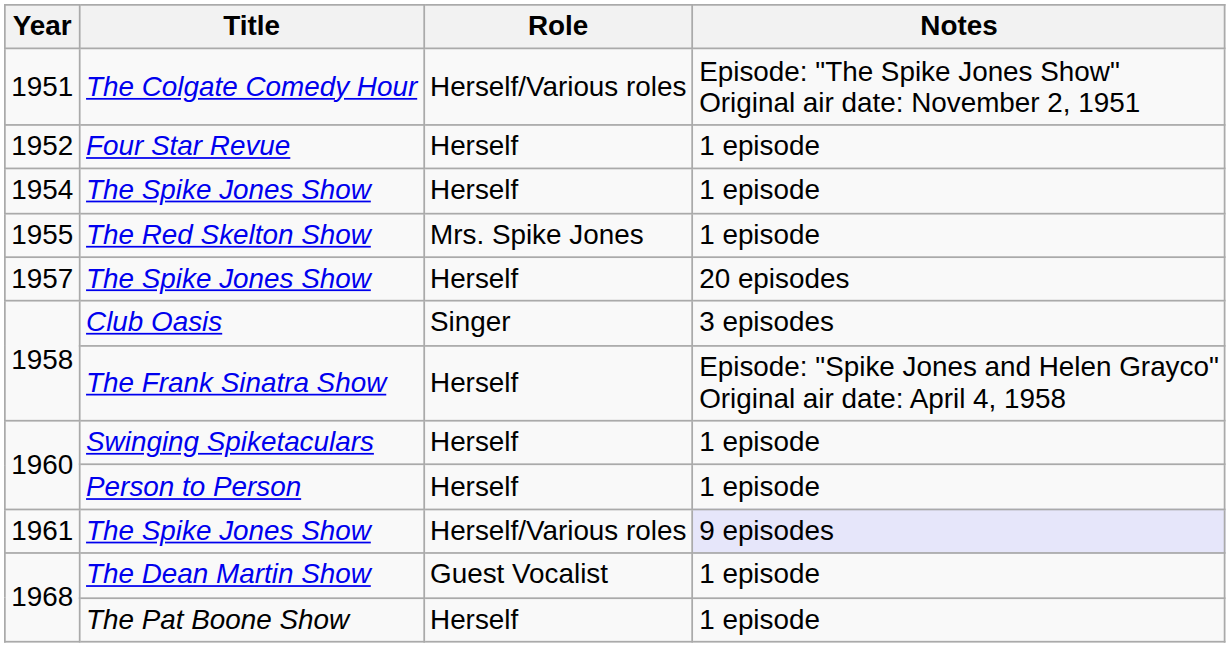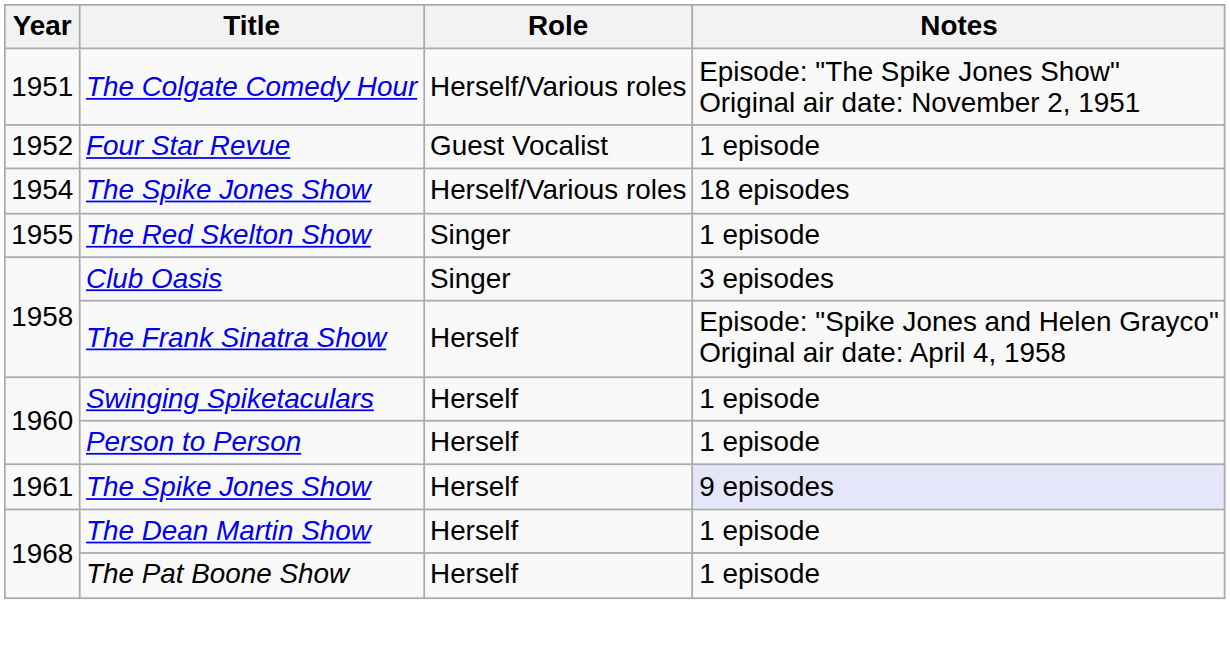(474, 146) Herself -> (519, 146) Guest Vocalist
(474, 190) Herself -> (558, 190) Herself/Various roles
(760, 190) 1 episode -> (774, 190) 18 episodes
(537, 234) Mrs. Spike Jones -> (470, 234) Singer
- row: (42, 278)
(558, 530) Herself/Various roles -> (474, 486) Herself
(519, 574) Guest Vocalist -> (474, 530) Herself
